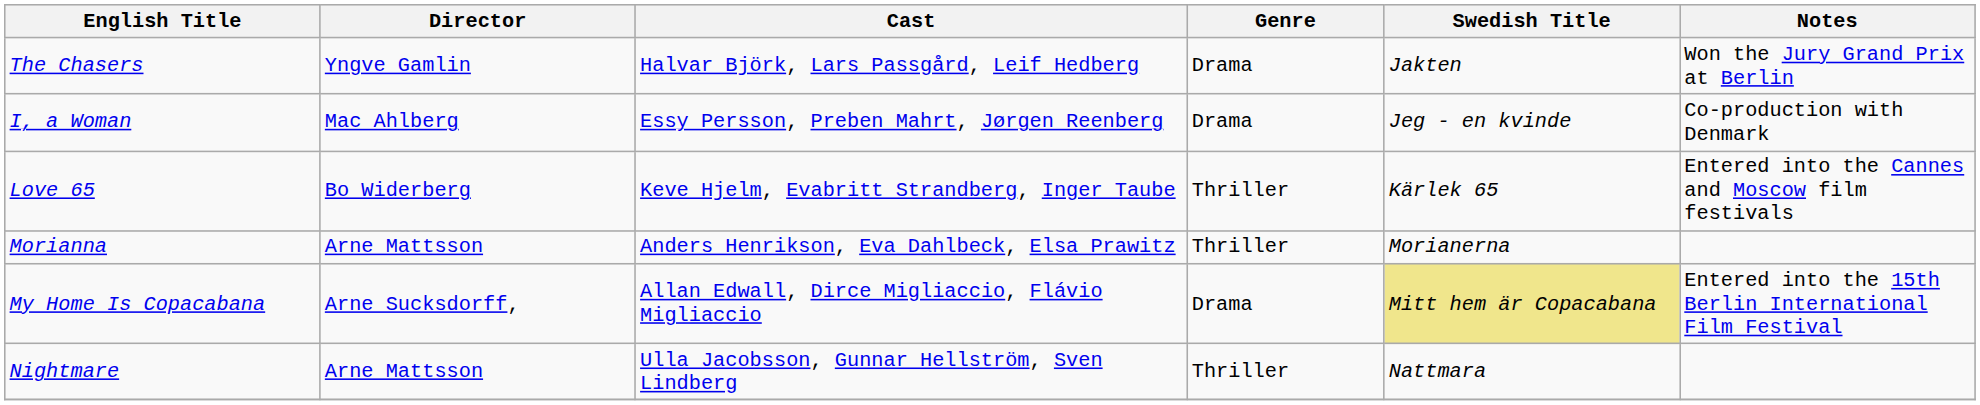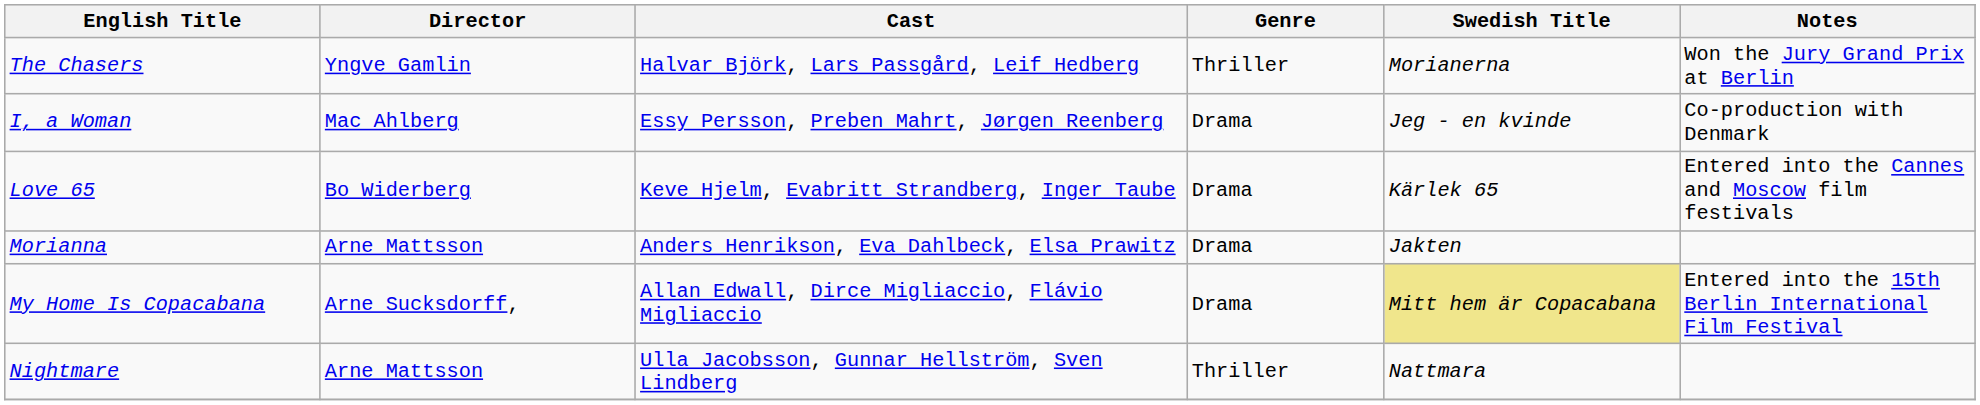(1222, 66) Drama -> (1240, 66) Thriller
(1425, 66) Jakten -> (1450, 66) Morianerna
(1240, 191) Thriller -> (1222, 191) Drama
(1240, 247) Thriller -> (1222, 247) Drama
(1450, 247) Morianerna -> (1425, 247) Jakten
